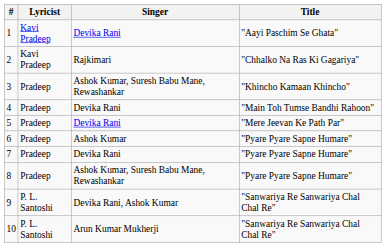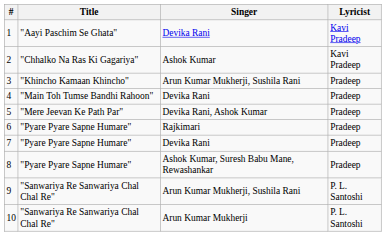columns swapped: (310, 12) <-> (45, 12)
(92, 60) Rajkimari -> (189, 60) Ashok Kumar
(139, 86) Ashok Kumar, Suresh Babu Mane, Rewashankar -> (231, 81) Arun Kumar Mukherji, Sushila Rani
(97, 123) Devika Rani -> (215, 112) Devika Rani, Ashok Kumar
(100, 139) Ashok Kumar -> (181, 128) Rajkimari
(126, 202) Devika Rani, Ashok Kumar -> (231, 191) Arun Kumar Mukherji, Sushila Rani
